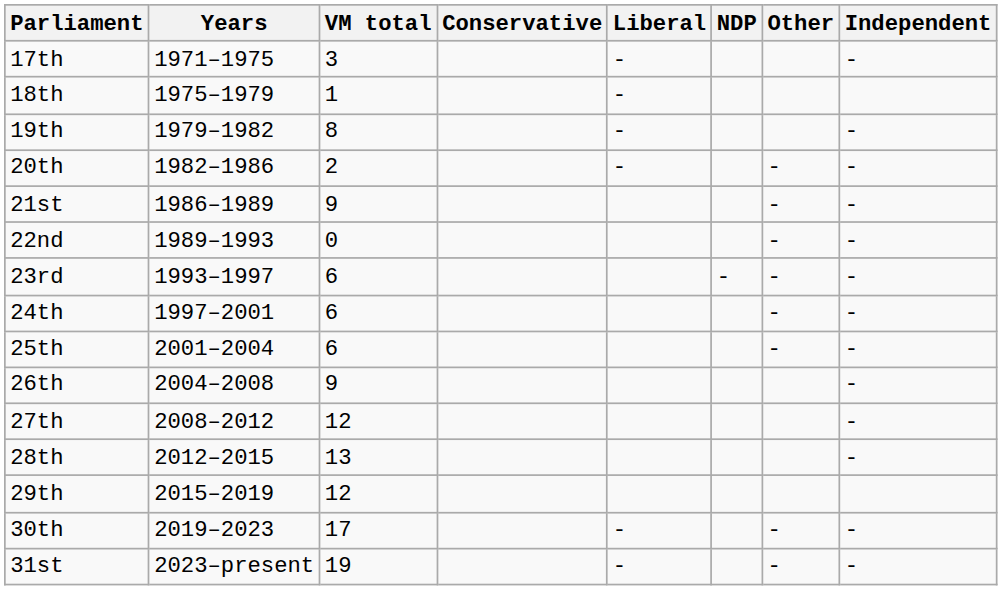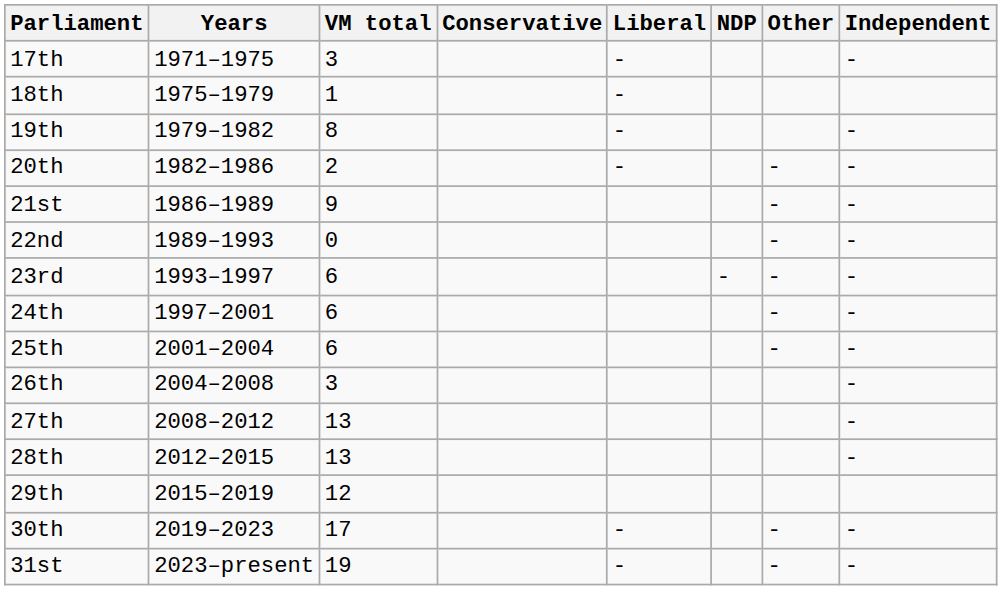(331, 385) 9 -> (331, 385) 3
(338, 422) 12 -> (338, 422) 13
